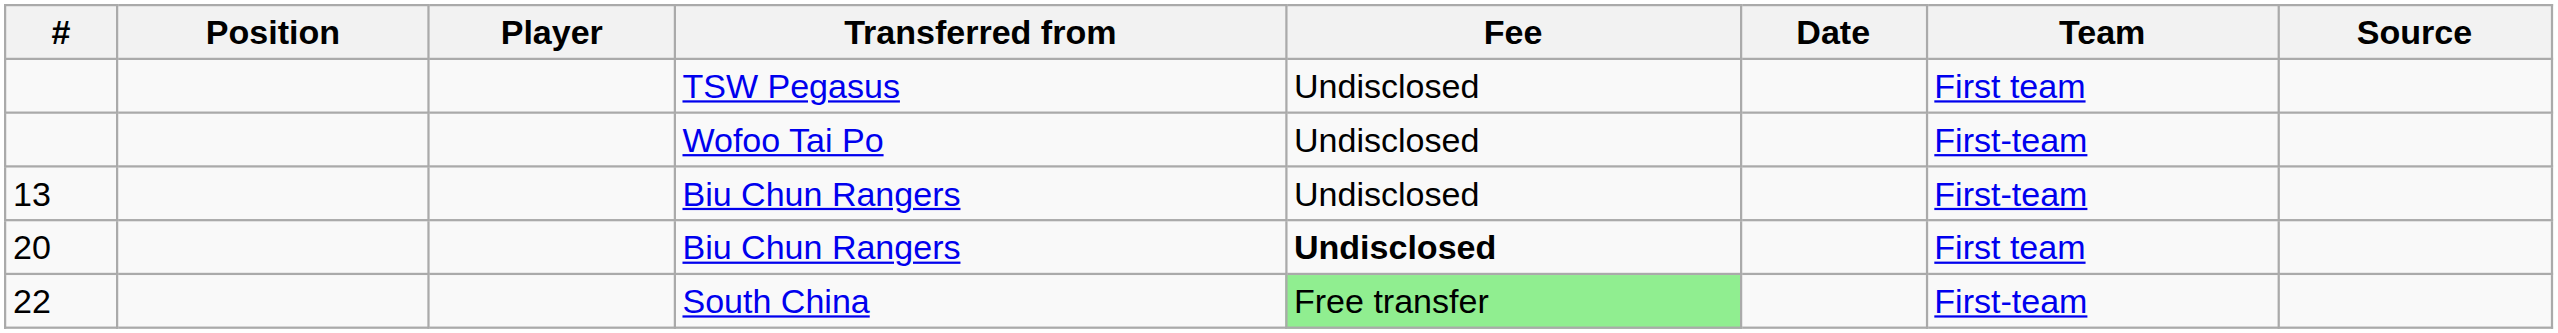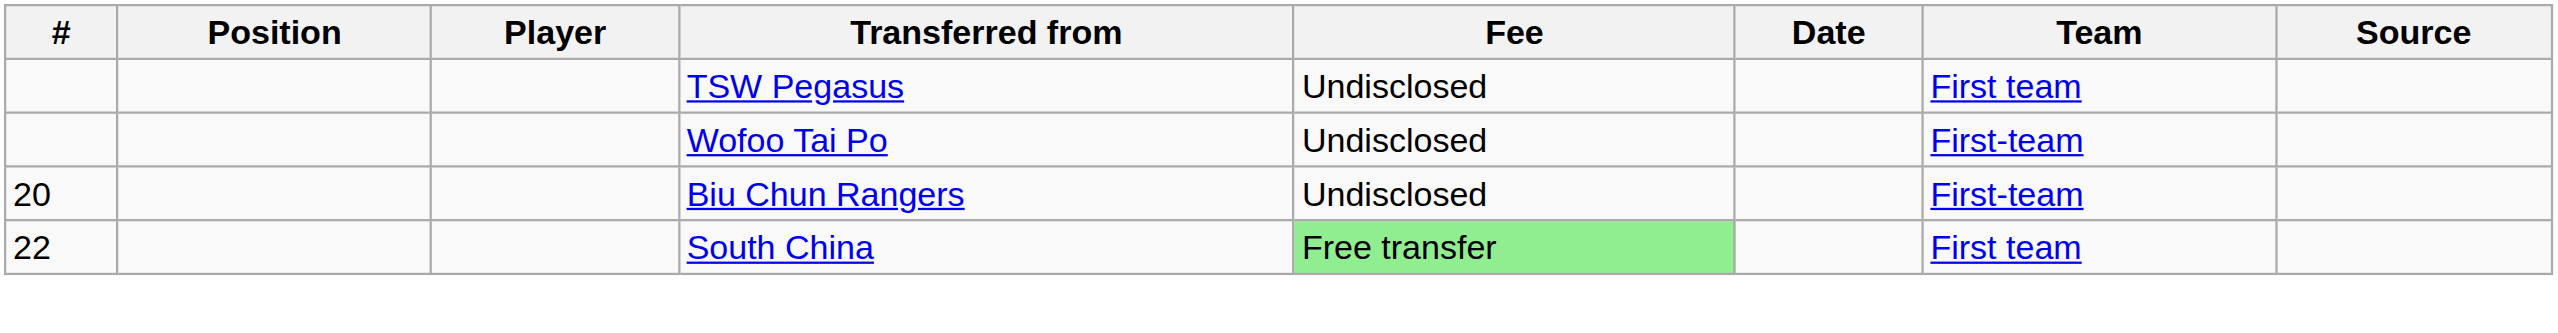- row: (32, 194)
(1395, 248) bold -> (1395, 194) normal
(2010, 248) First team -> (2007, 194) First-team
(2011, 302) First-team -> (2006, 248) First team
